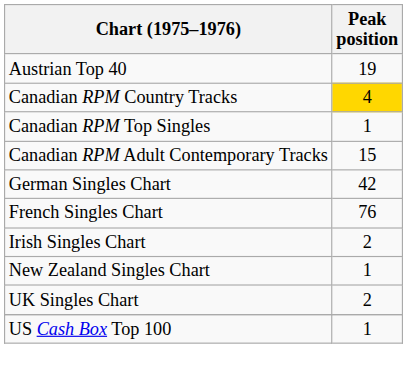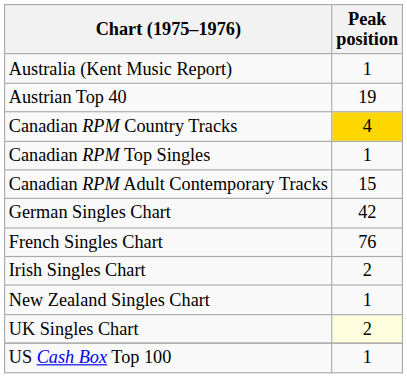+ row: (120, 68)
(367, 299) no background -> (367, 328) lightyellow background
